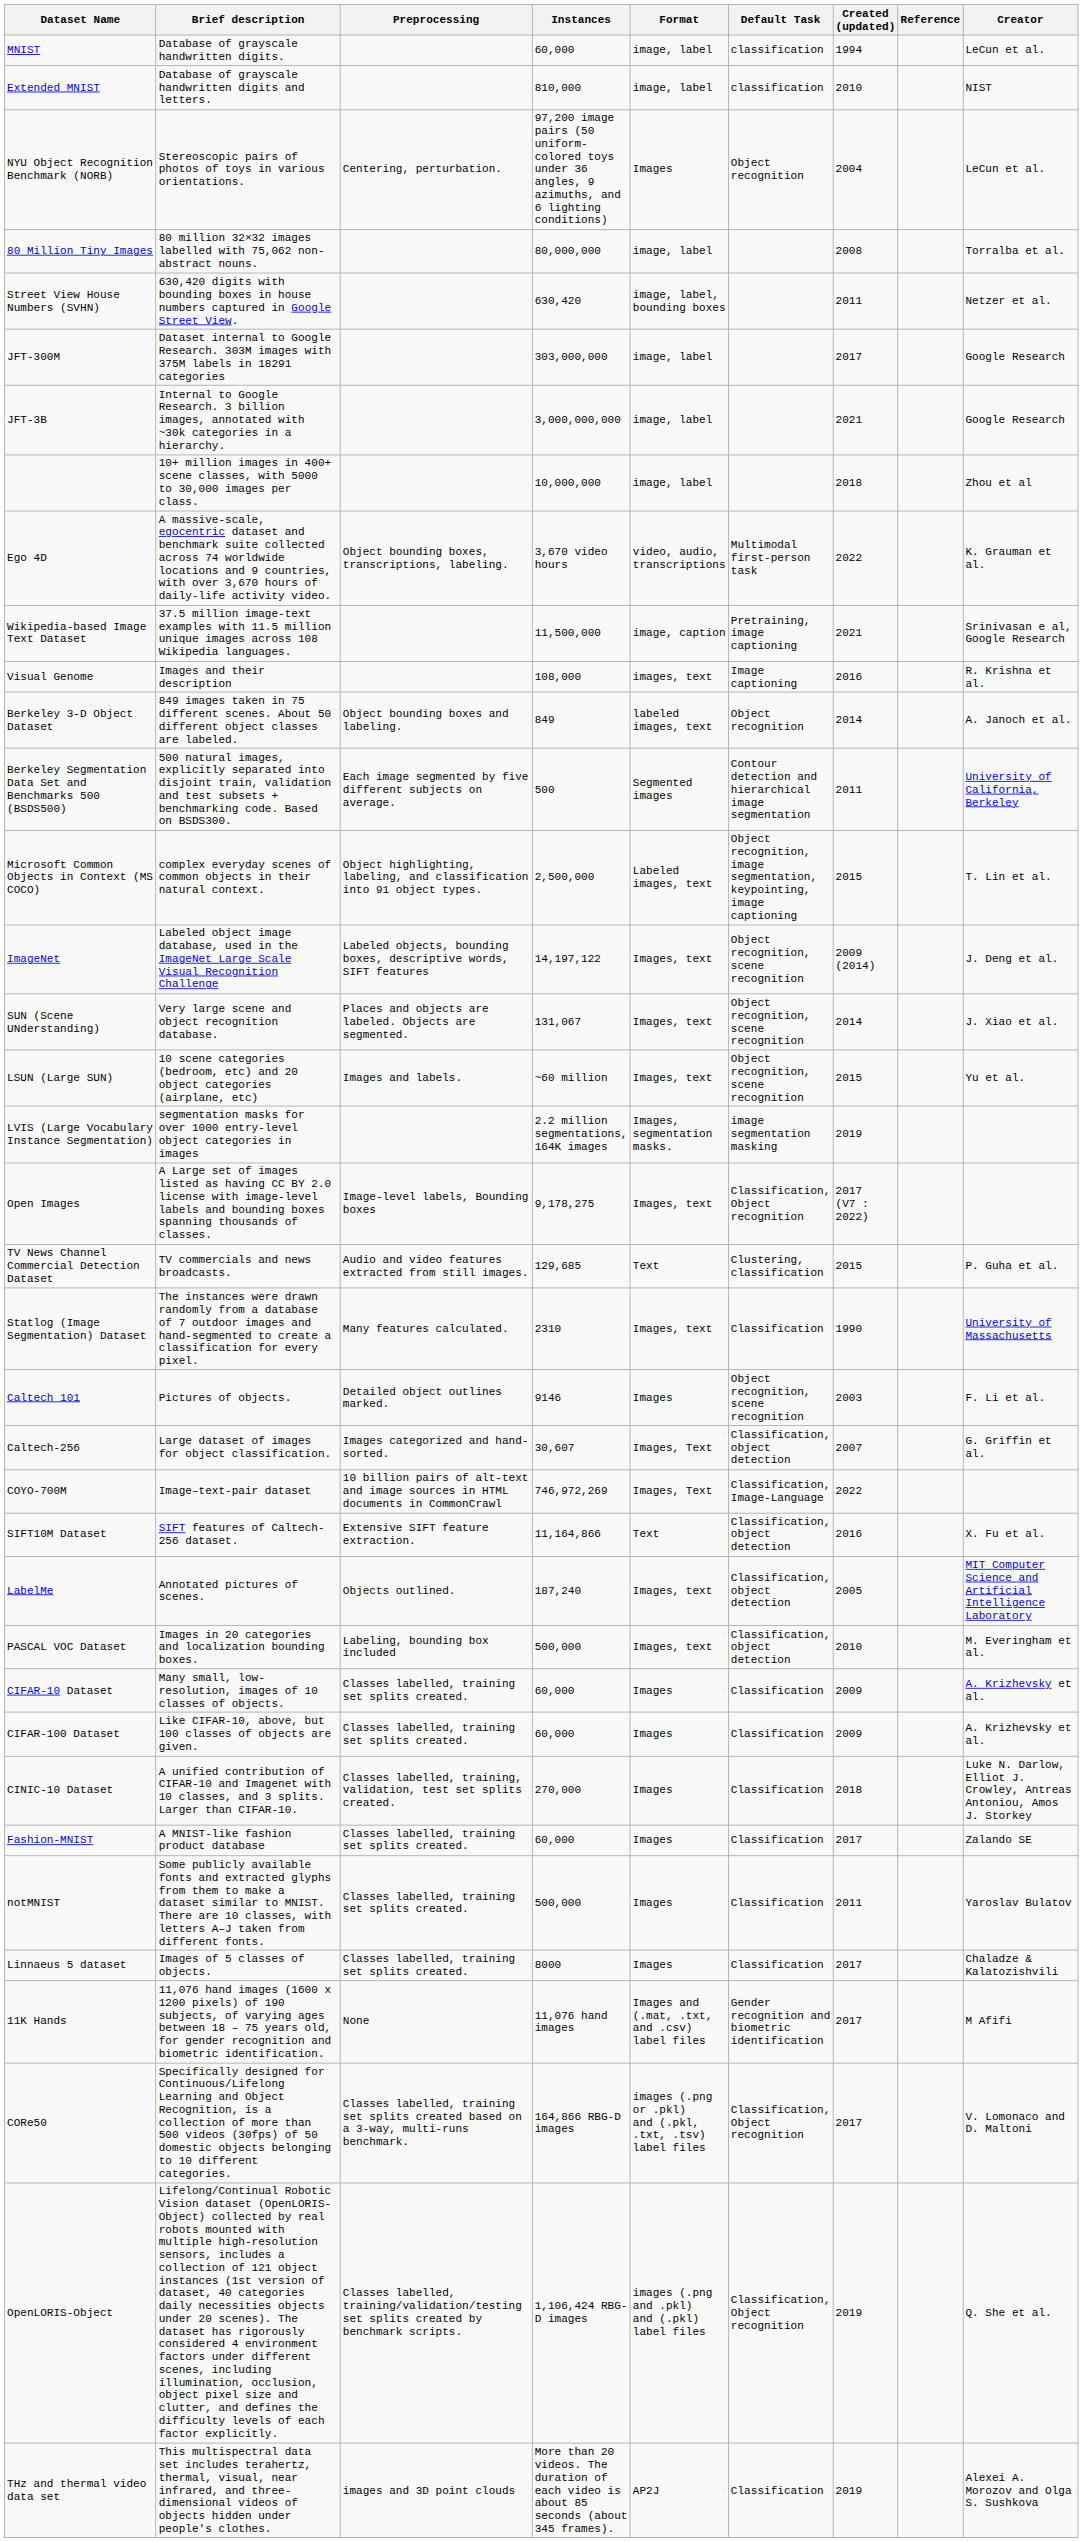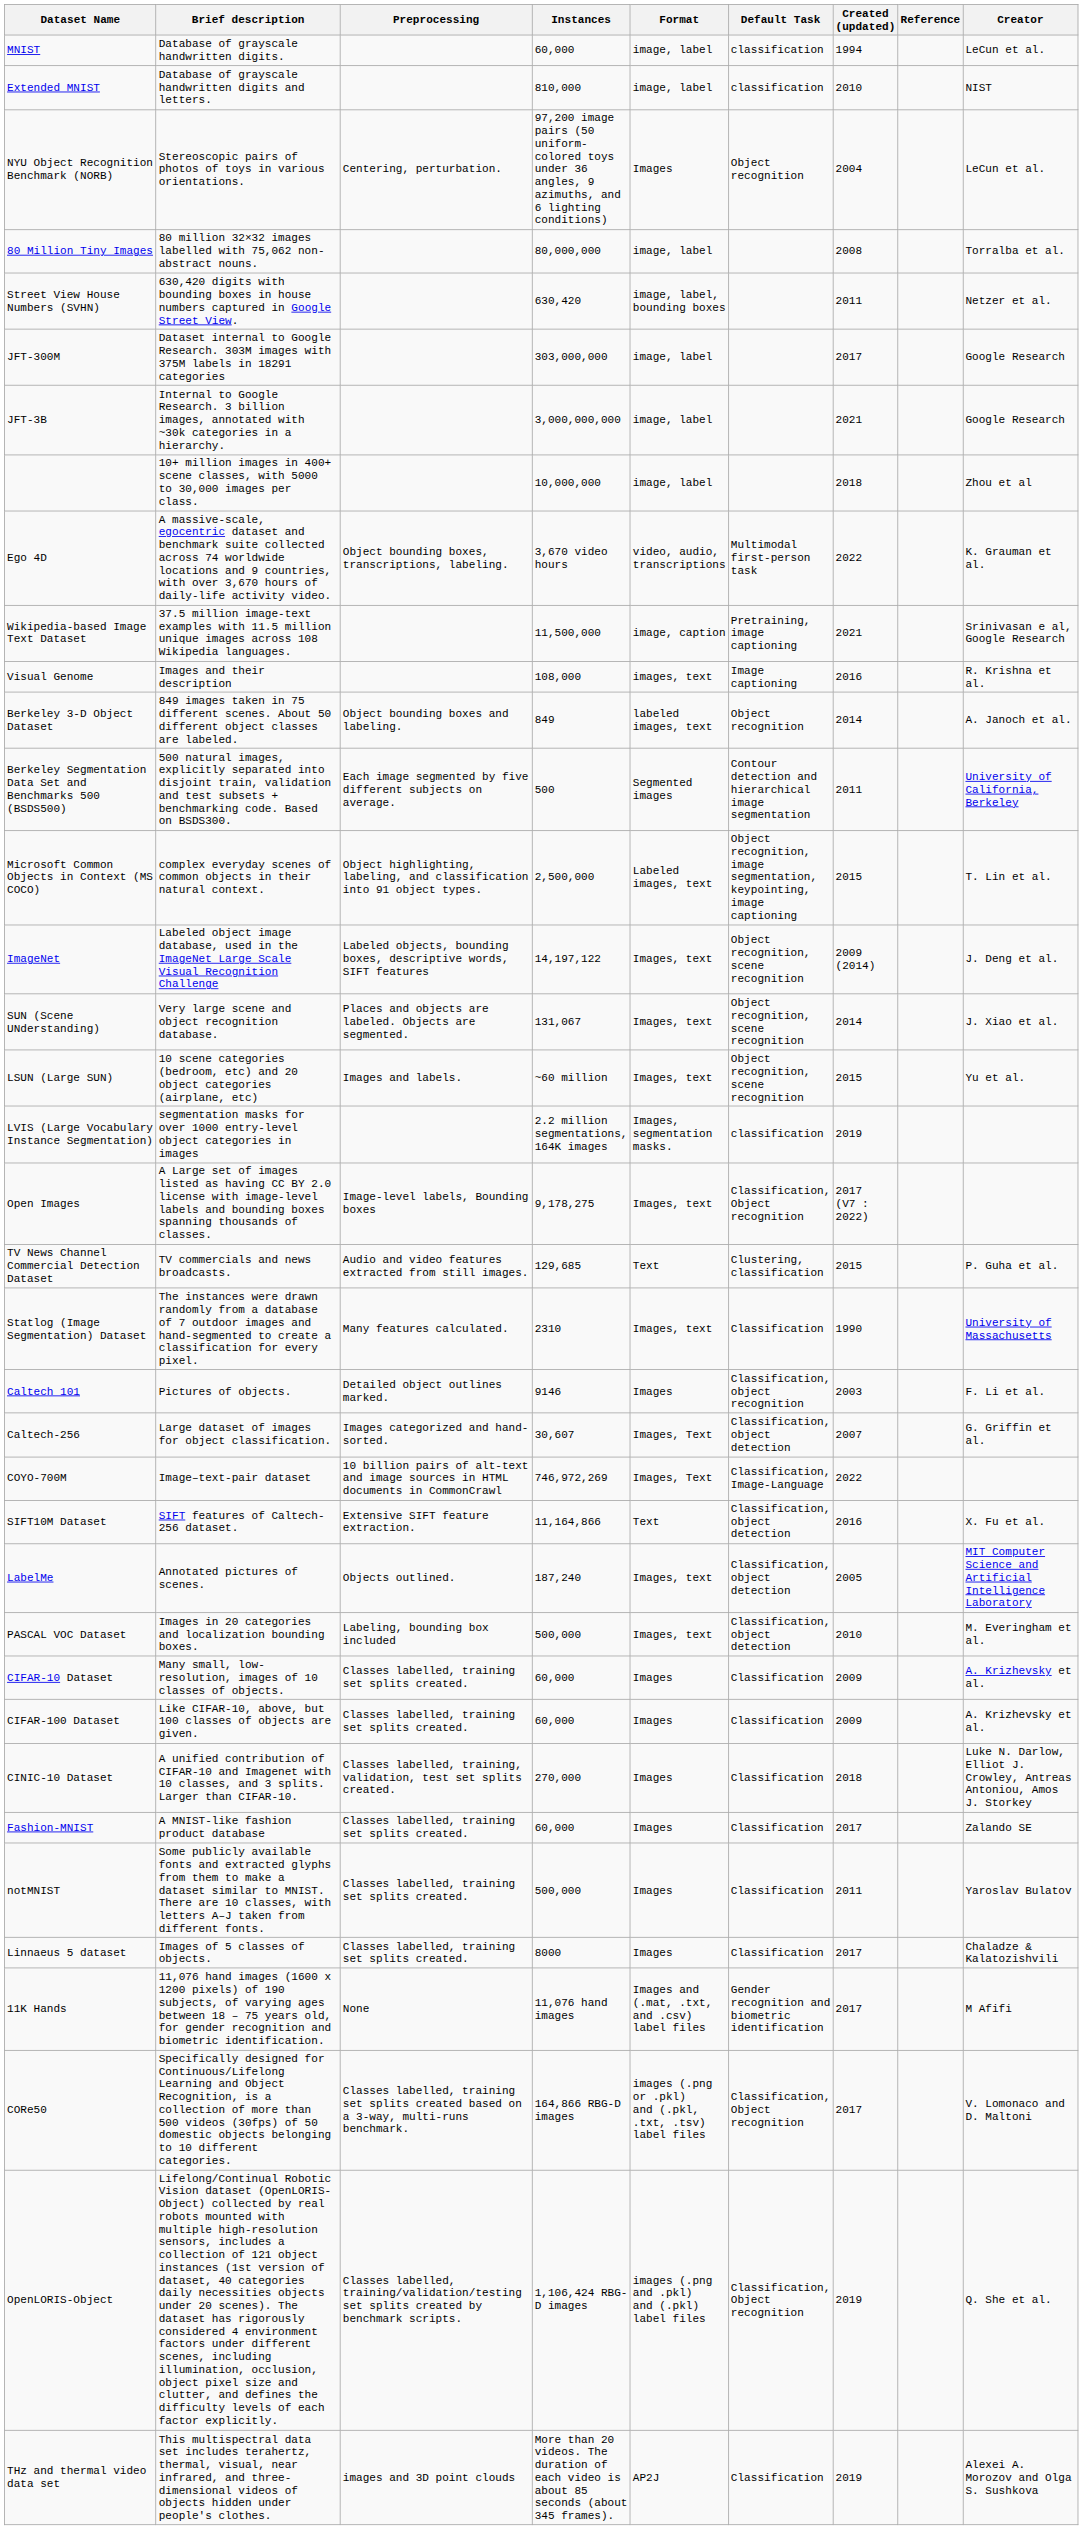(771, 1134) image segmentation masking -> (777, 1134) classification
(771, 1398) Object recognition, scene recognition -> (781, 1391) Classification, object recognition
